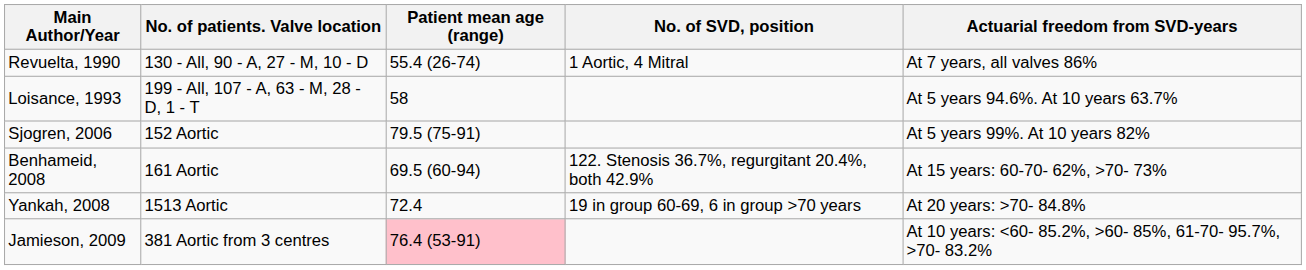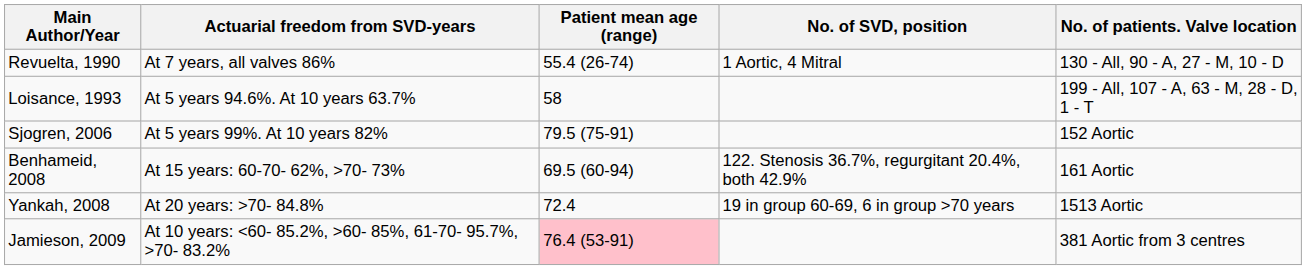columns swapped: (263, 27) <-> (1102, 27)
